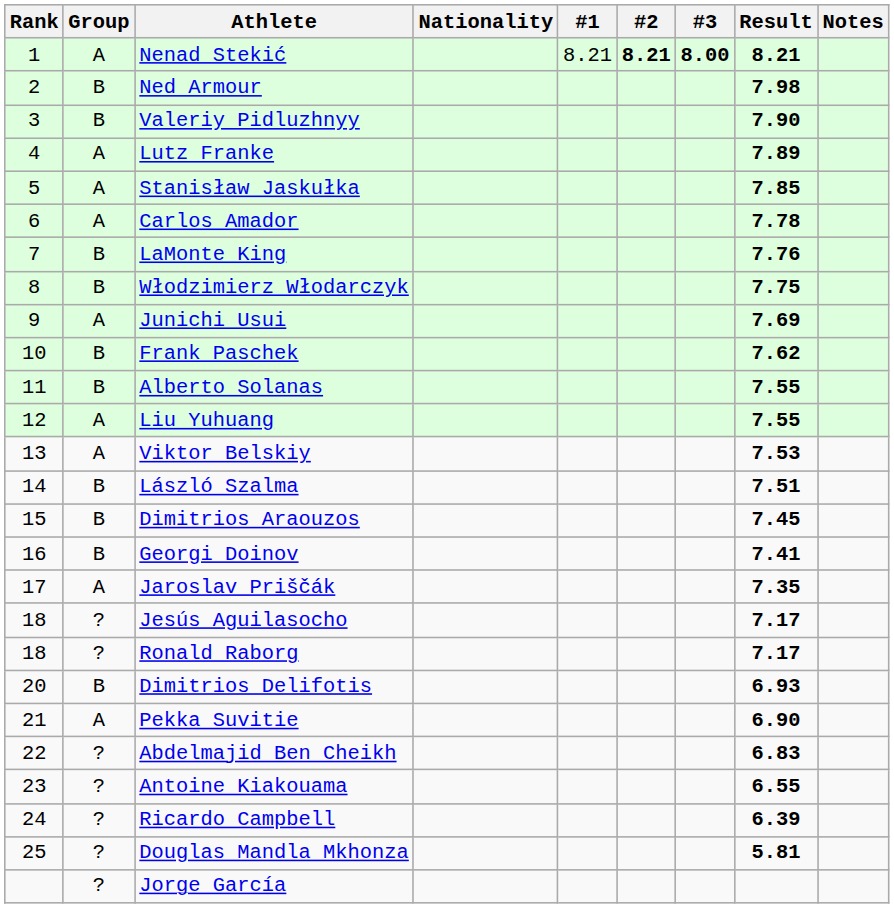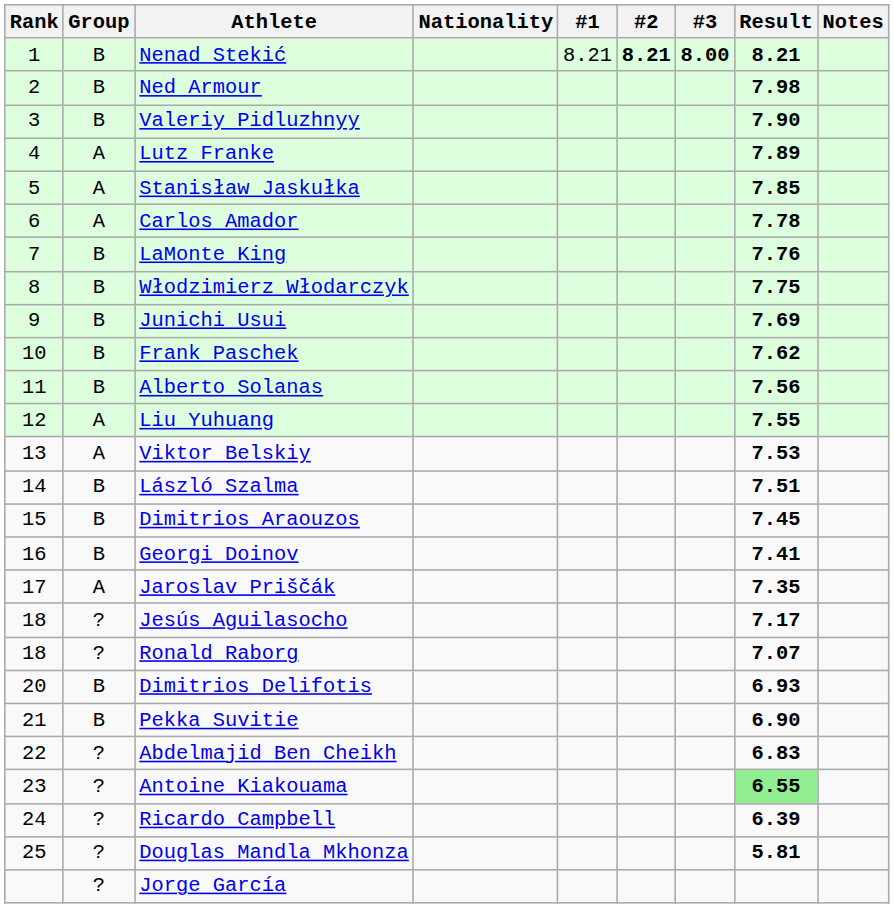(99, 55) A -> (99, 55) B
(99, 321) A -> (99, 321) B
(776, 387) 7.55 -> (776, 387) 7.56
(776, 653) 7.17 -> (776, 653) 7.07
(99, 720) A -> (99, 720) B
(776, 786) no background -> (776, 786) lightgreen background
